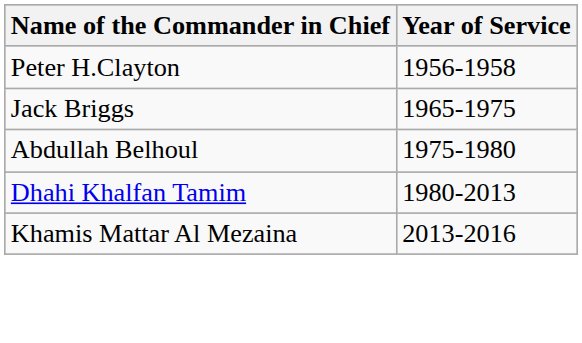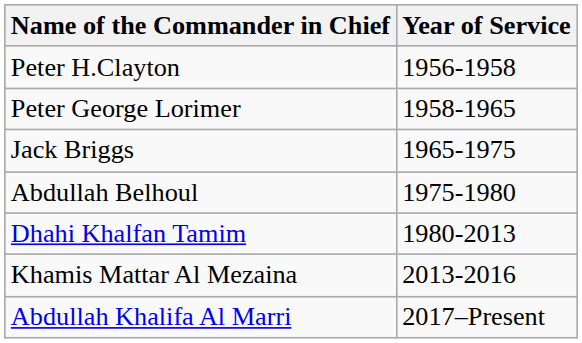+ row: (126, 108)
+ row: (151, 316)
